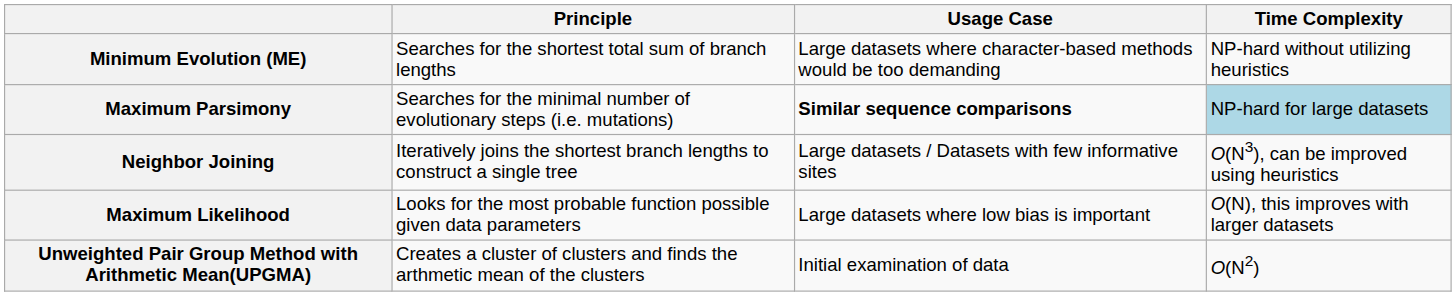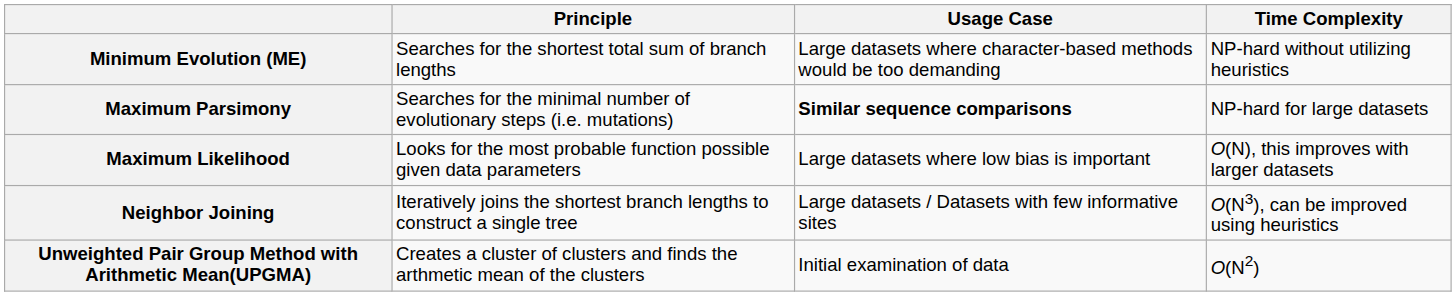(1320, 109) lightblue background -> (1320, 109) no background
rows swapped: (198, 162) <-> (198, 215)
